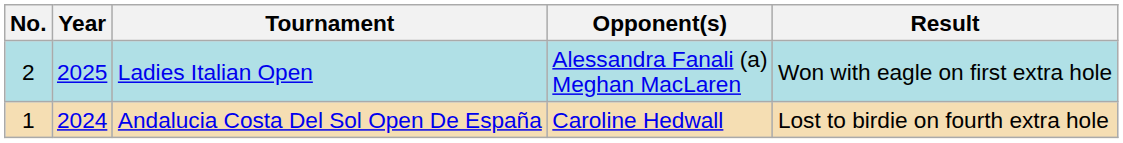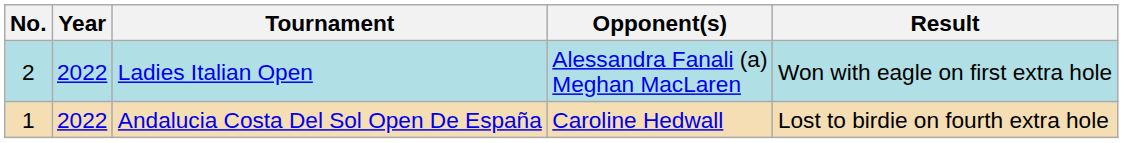(82, 71) 2025 -> (82, 71) 2022
(82, 120) 2024 -> (82, 120) 2022
